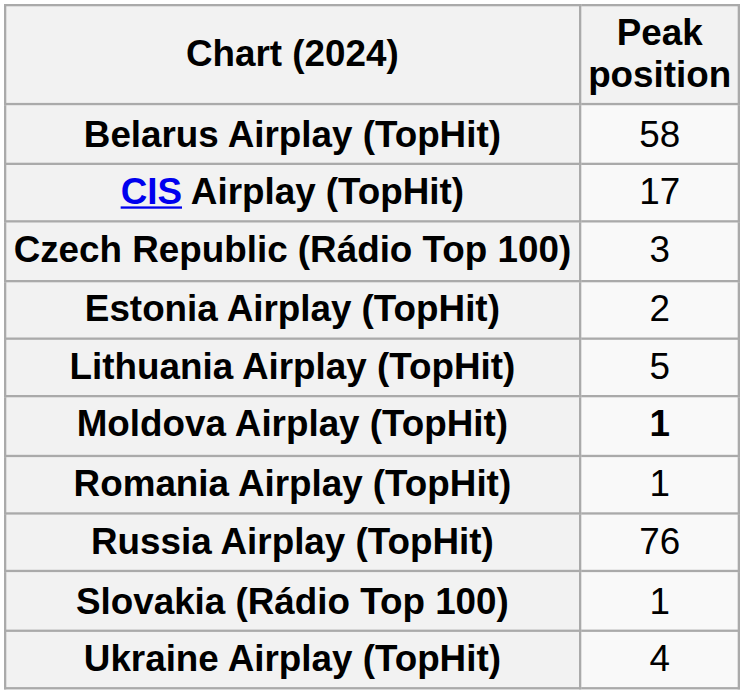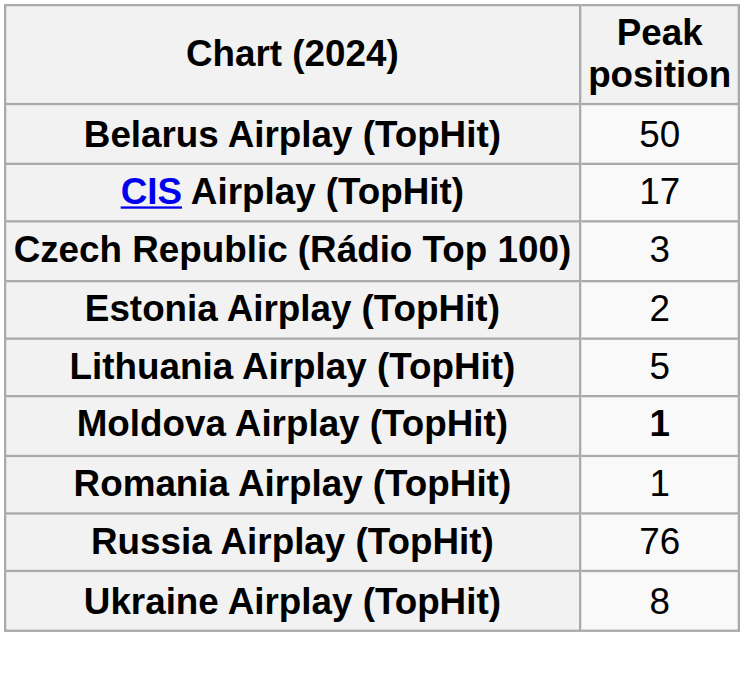(660, 133) 58 -> (660, 133) 50
- row: (292, 600)
(660, 658) 4 -> (660, 600) 8
